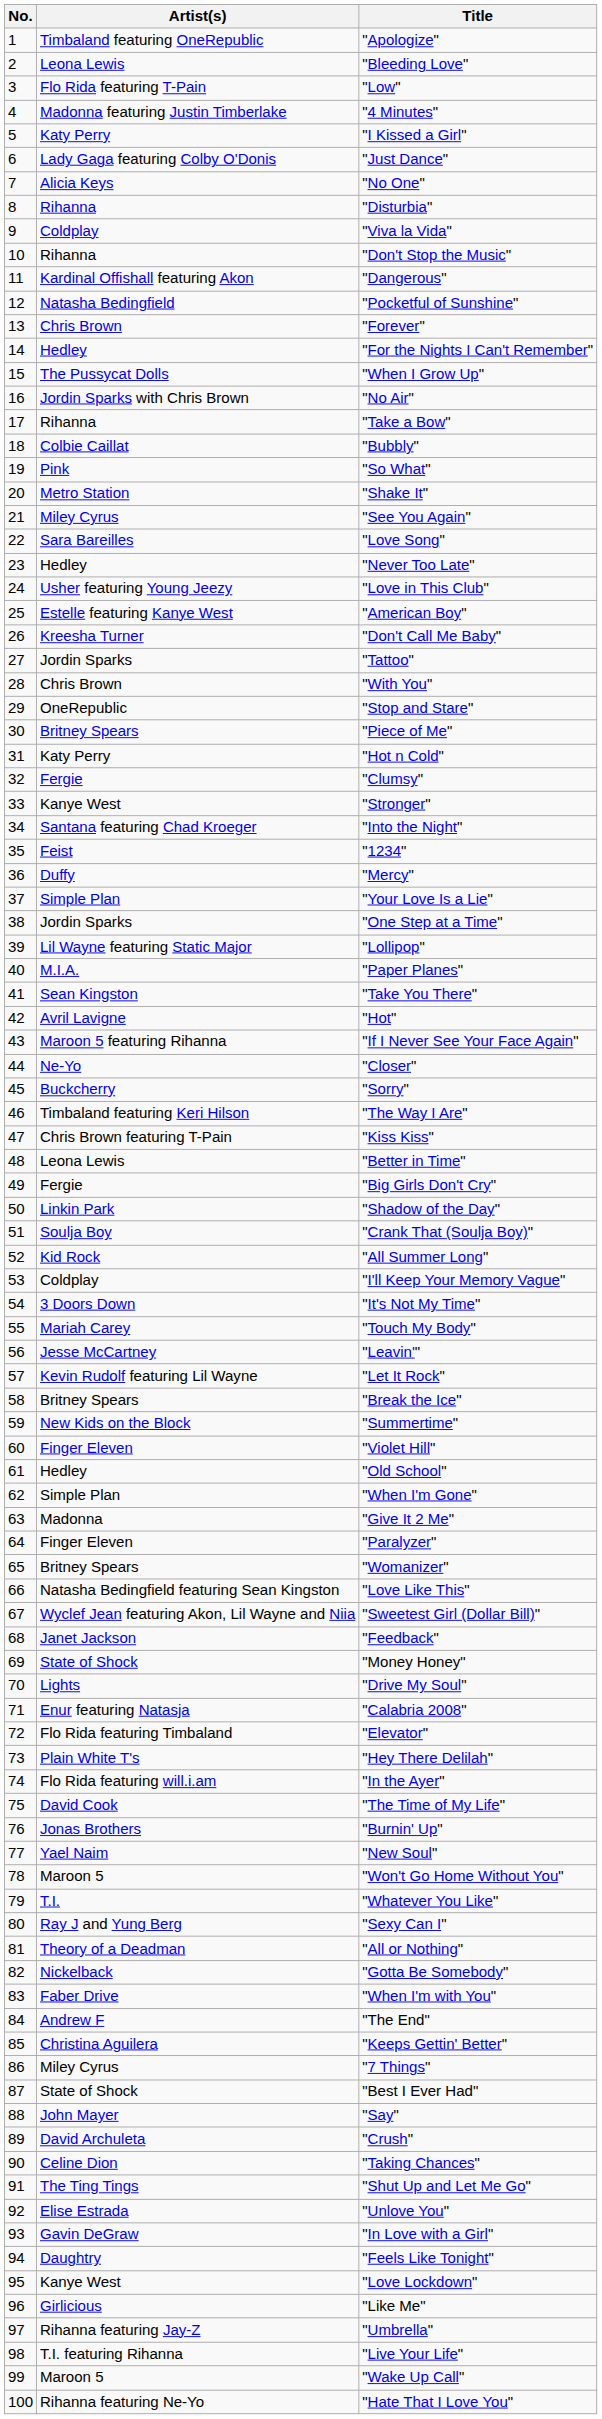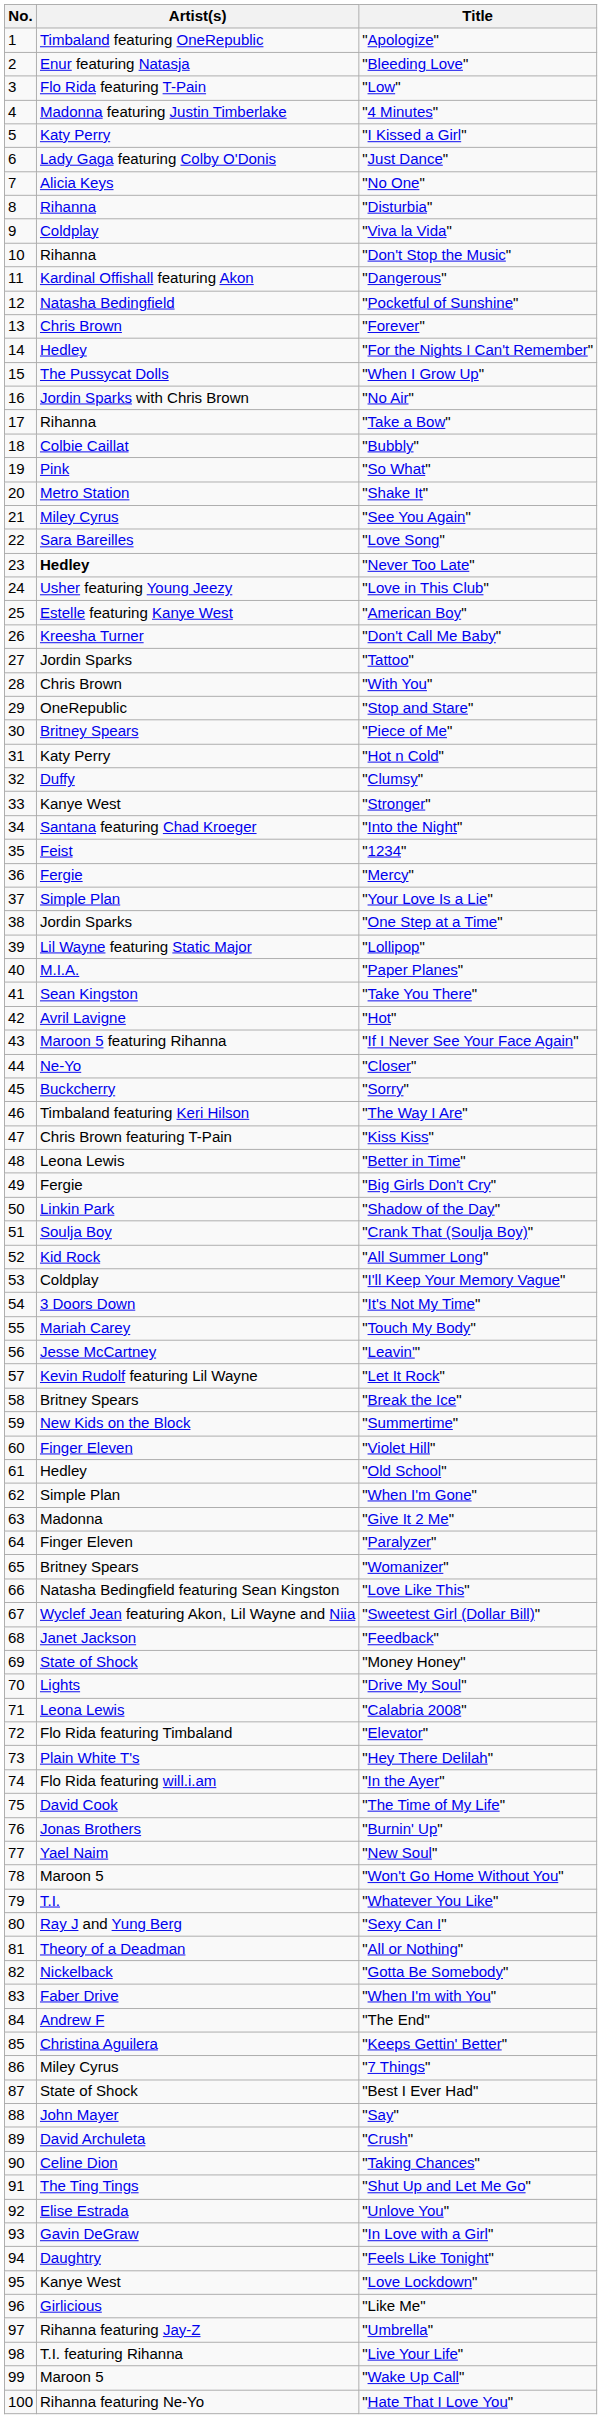(82, 64) Leona Lewis -> (115, 64) Enur featuring Natasja
(63, 565) normal -> (65, 565) bold
(61, 779) Fergie -> (57, 779) Duffy
(57, 875) Duffy -> (61, 875) Fergie
(115, 1709) Enur featuring Natasja -> (82, 1709) Leona Lewis
